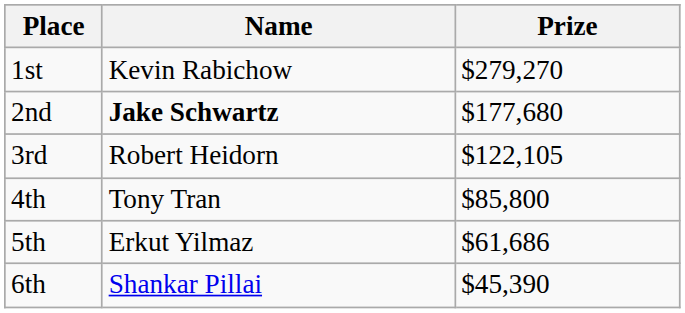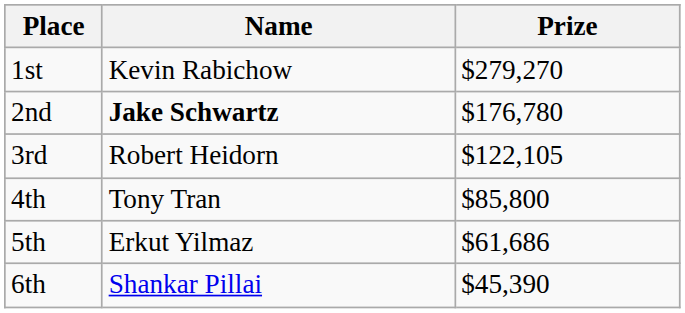(512, 112) $177,680 -> (512, 112) $176,780
